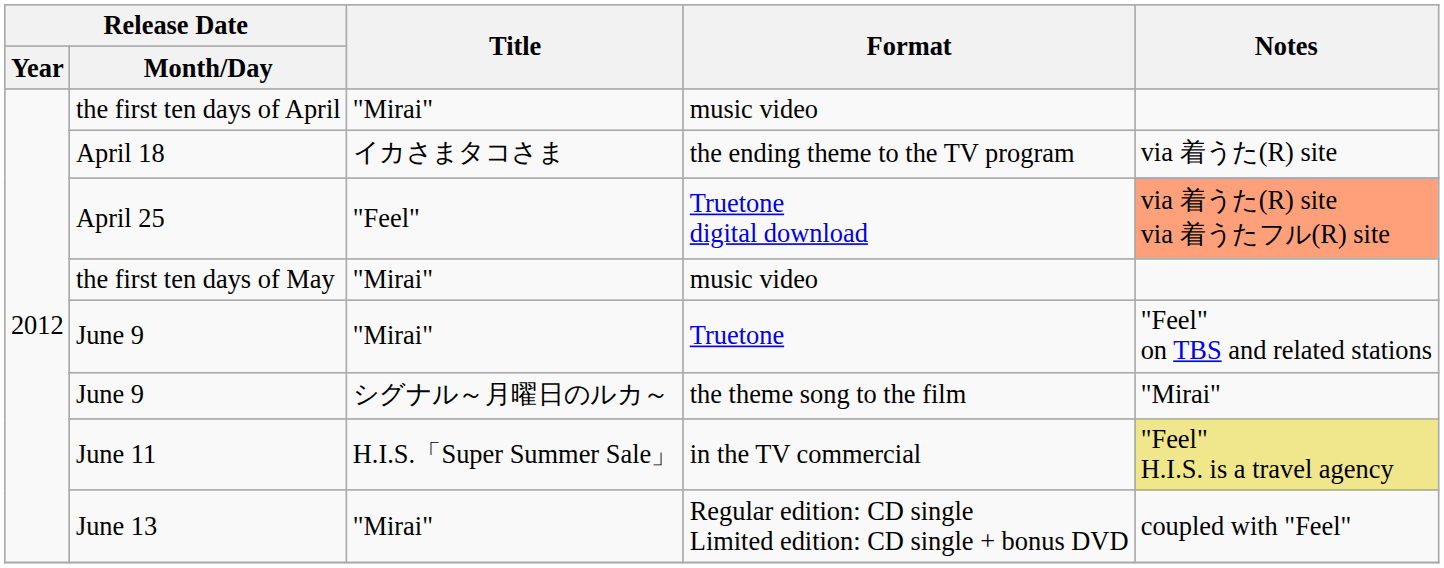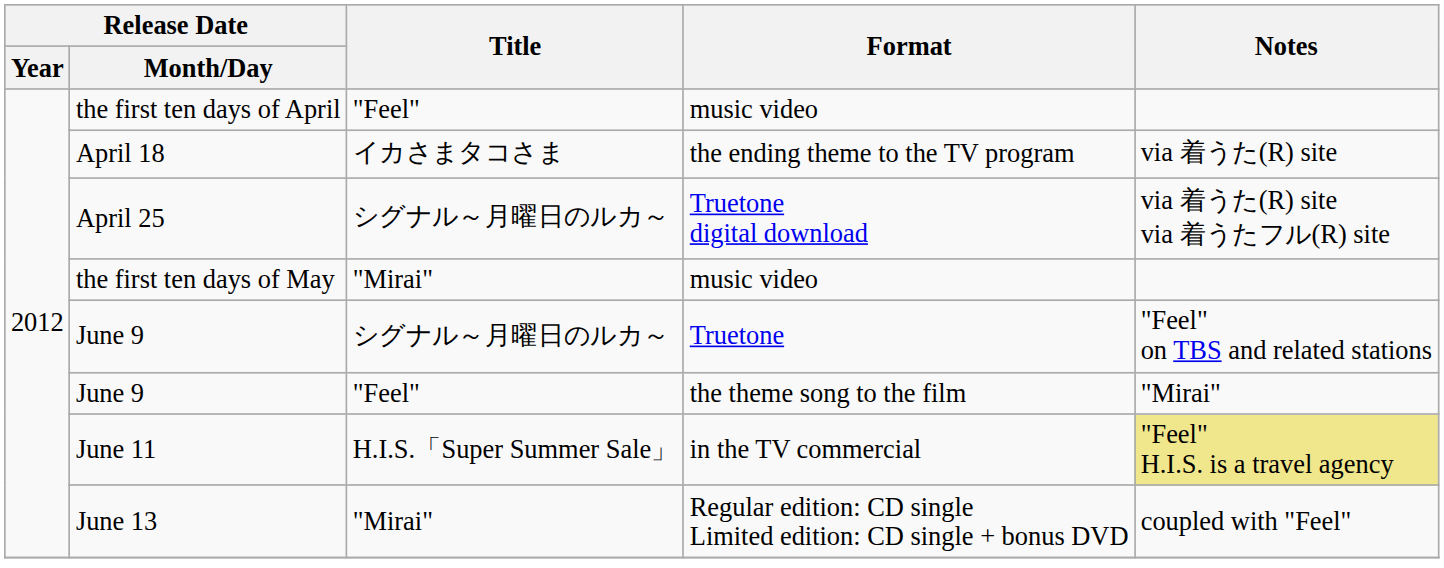(393, 109) "Mirai" -> (386, 109) "Feel"
(386, 217) "Feel" -> (511, 216) シグナル～月曜日のルカ～
(1265, 216) lightsalmon background -> (1265, 216) no background
(393, 336) "Mirai" -> (511, 335) シグナル～月曜日のルカ～
(511, 394) シグナル～月曜日のルカ～ -> (386, 392) "Feel"
